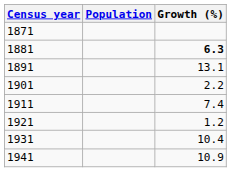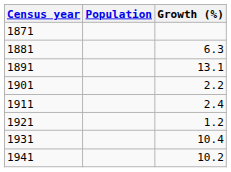(214, 49) bold -> (214, 49) normal
(214, 103) 7.4 -> (214, 103) 2.4
(211, 158) 10.9 -> (211, 158) 10.2
